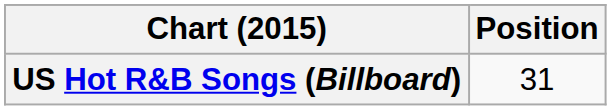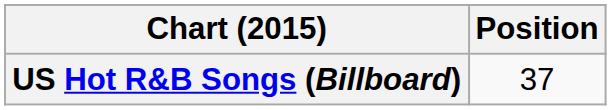(537, 78) 31 -> (537, 78) 37
